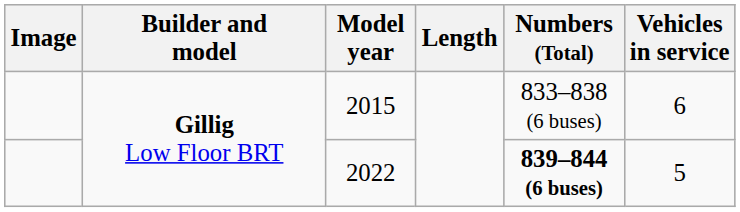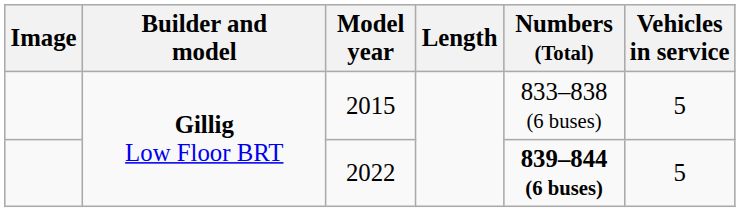(680, 105) 6 -> (680, 105) 5
